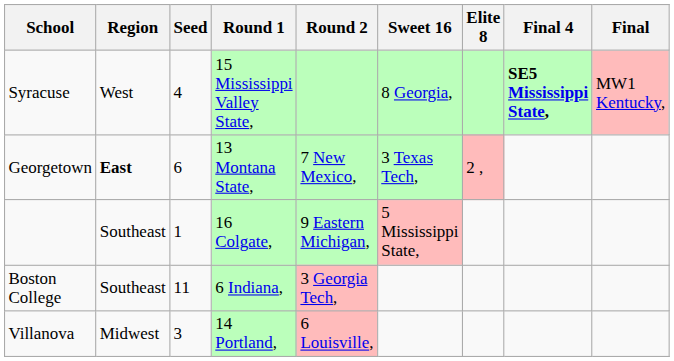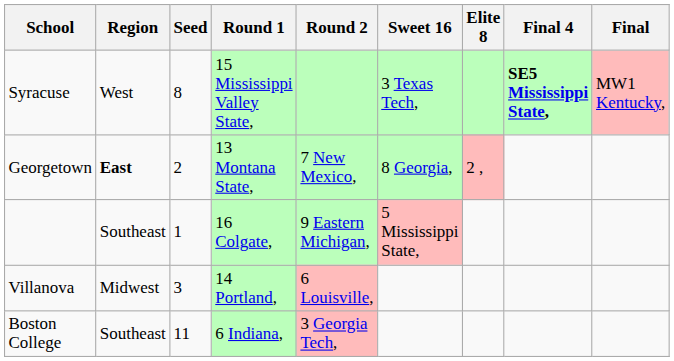(178, 92) 4 -> (178, 92) 8
(417, 92) 8 Georgia, -> (407, 92) 3 Texas Tech,
(178, 167) 6 -> (178, 167) 2
(407, 167) 3 Texas Tech, -> (417, 167) 8 Georgia,
rows swapped: (41, 333) <-> (35, 287)
